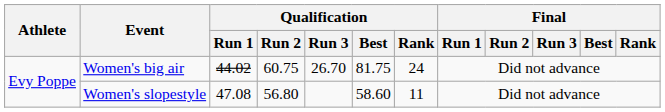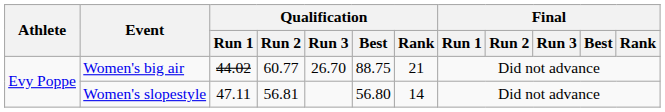(281, 69) 60.75 -> (281, 69) 60.77
(373, 69) 81.75 -> (373, 69) 88.75
(416, 69) 24 -> (416, 69) 21
(233, 94) 47.08 -> (233, 94) 47.11
(281, 94) 56.80 -> (281, 94) 56.81
(373, 94) 58.60 -> (373, 94) 56.80
(416, 94) 11 -> (416, 94) 14
